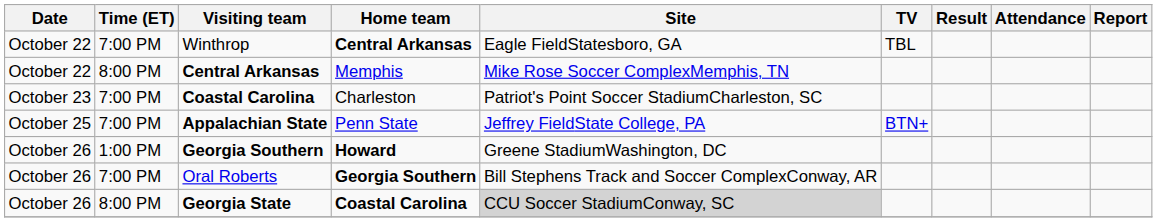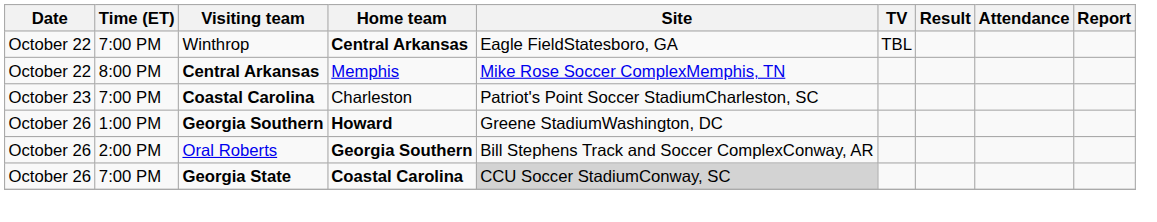- row: (255, 124)
(130, 177) 7:00 PM -> (130, 150) 2:00 PM
(130, 203) 8:00 PM -> (130, 177) 7:00 PM
